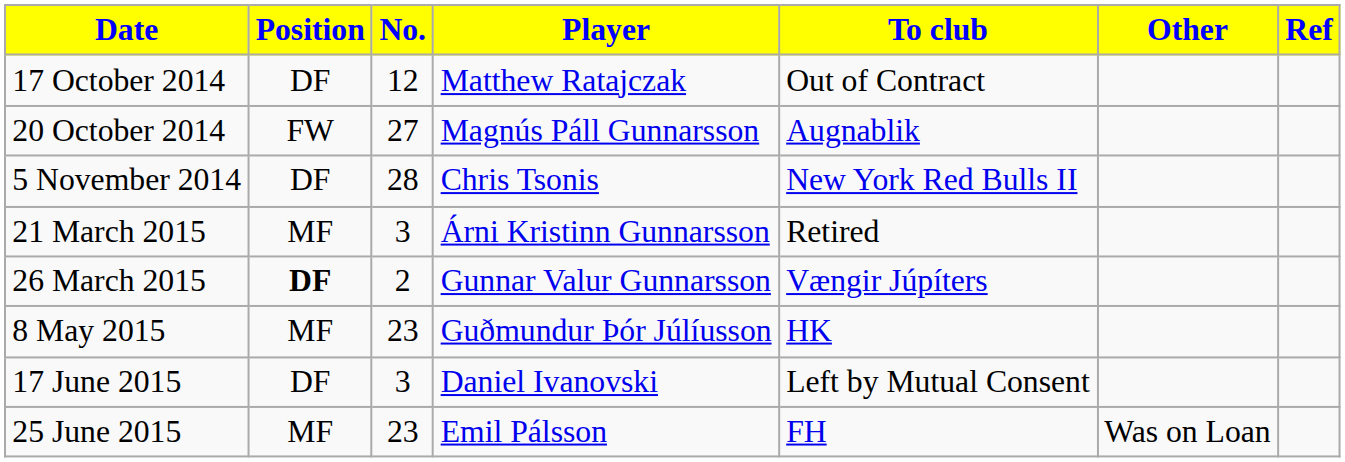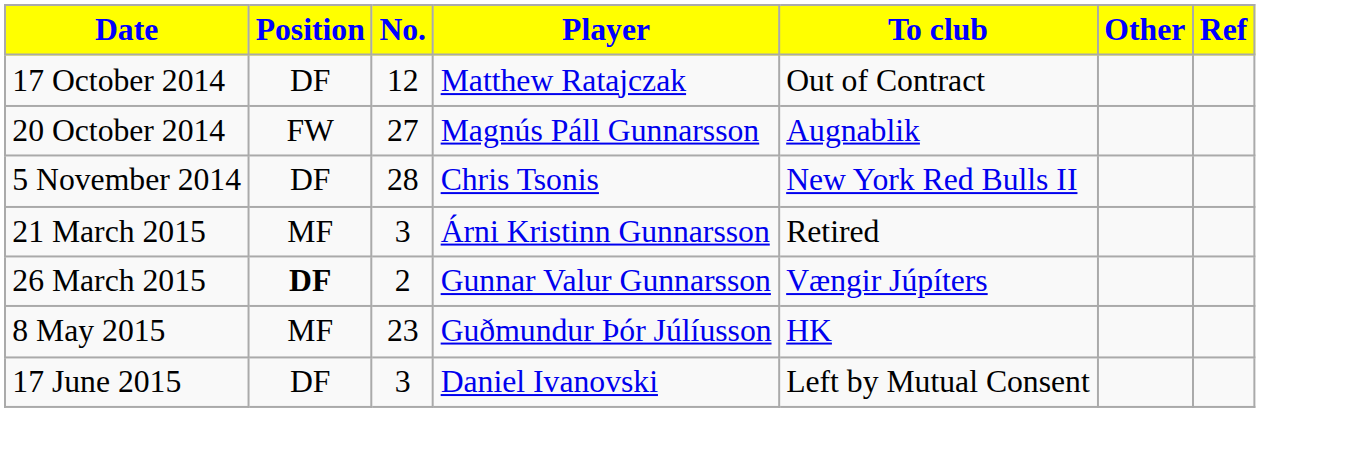- row: (97, 431)
